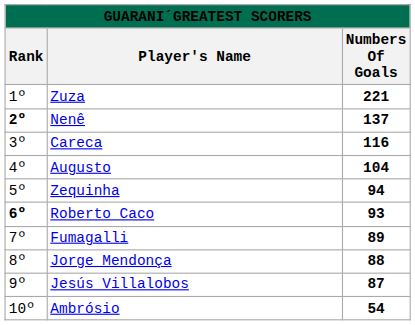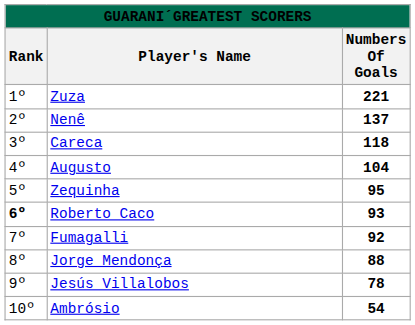(17, 120) bold -> (17, 120) normal
(376, 144) 116 -> (376, 144) 118
(376, 191) 94 -> (376, 191) 95
(376, 238) 89 -> (376, 238) 92
(376, 285) 87 -> (376, 285) 78
